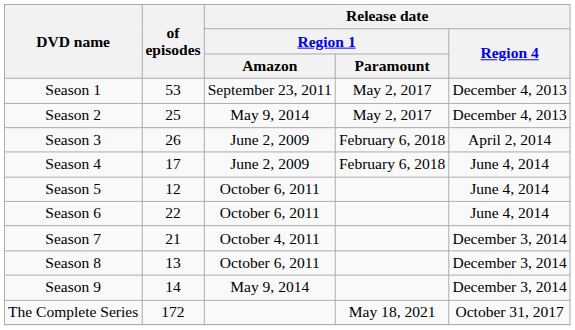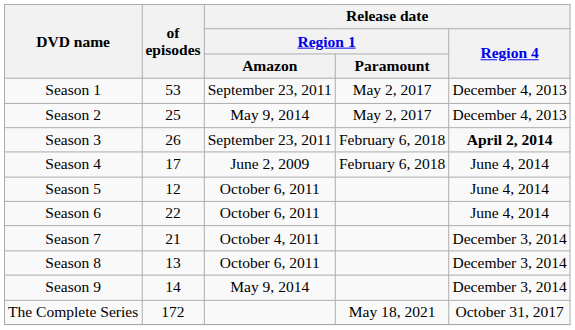(270, 139) June 2, 2009 -> (270, 139) September 23, 2011
(510, 139) normal -> (510, 139) bold
